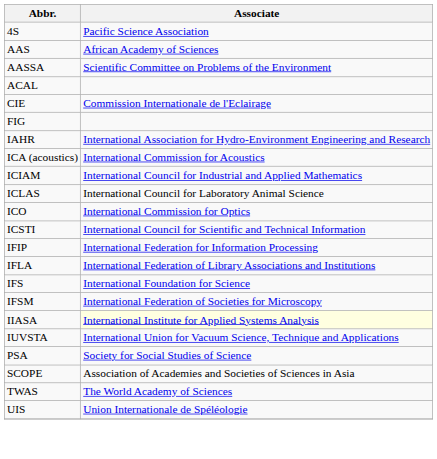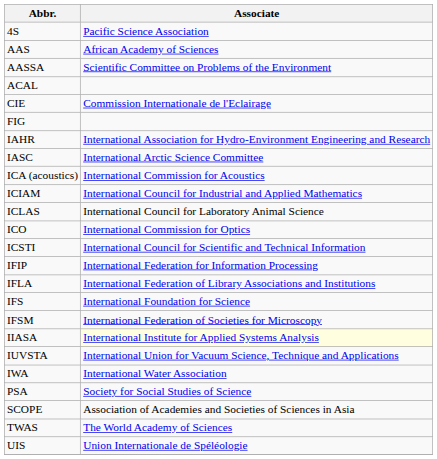+ row: (20, 157)
+ row: (18, 373)
